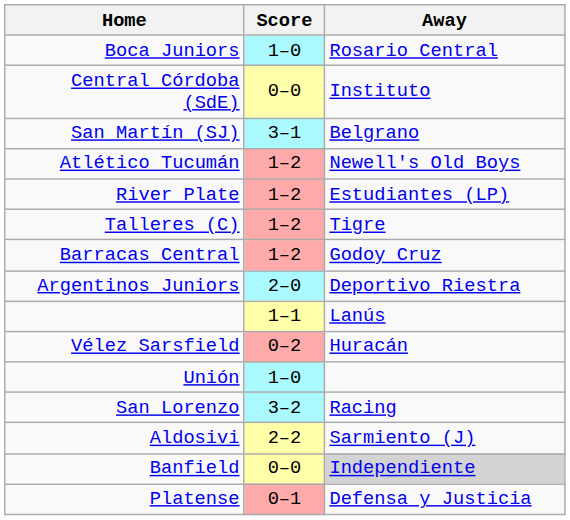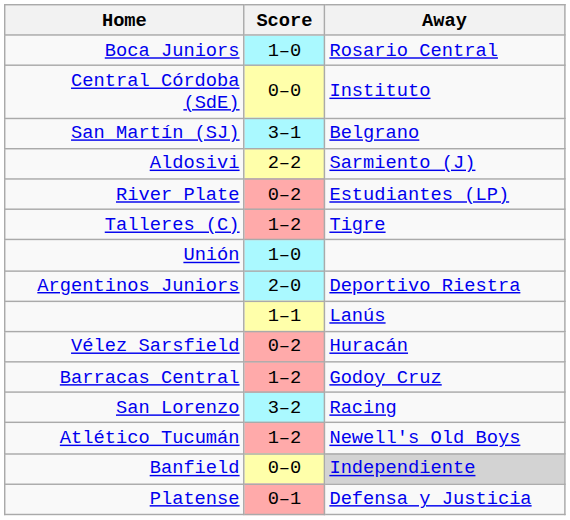rows swapped: (195, 438) <-> (150, 164)
(284, 194) 1–2 -> (284, 194) 0–2
rows swapped: (211, 377) <-> (150, 255)
